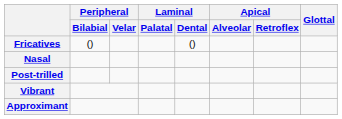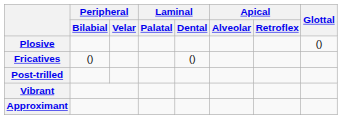+ row: (37, 43)
- row: (37, 59)
